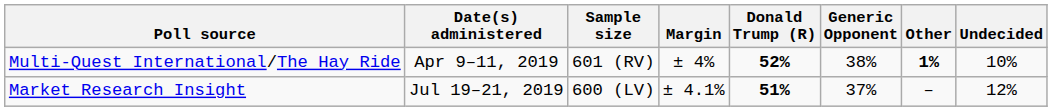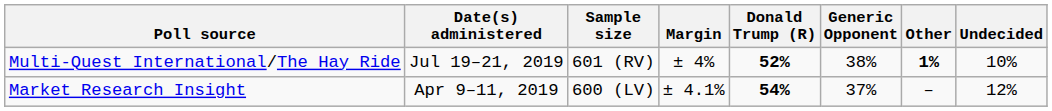(486, 62) Apr 9–11, 2019 -> (486, 62) Jul 19–21, 2019
(486, 91) Jul 19–21, 2019 -> (486, 91) Apr 9–11, 2019
(774, 91) 51% -> (774, 91) 54%
